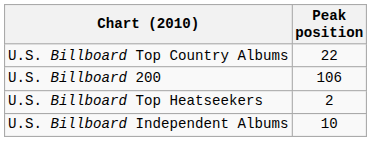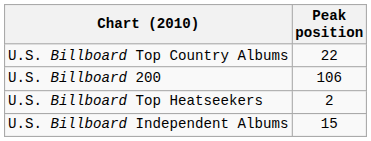(329, 125) 10 -> (329, 125) 15
